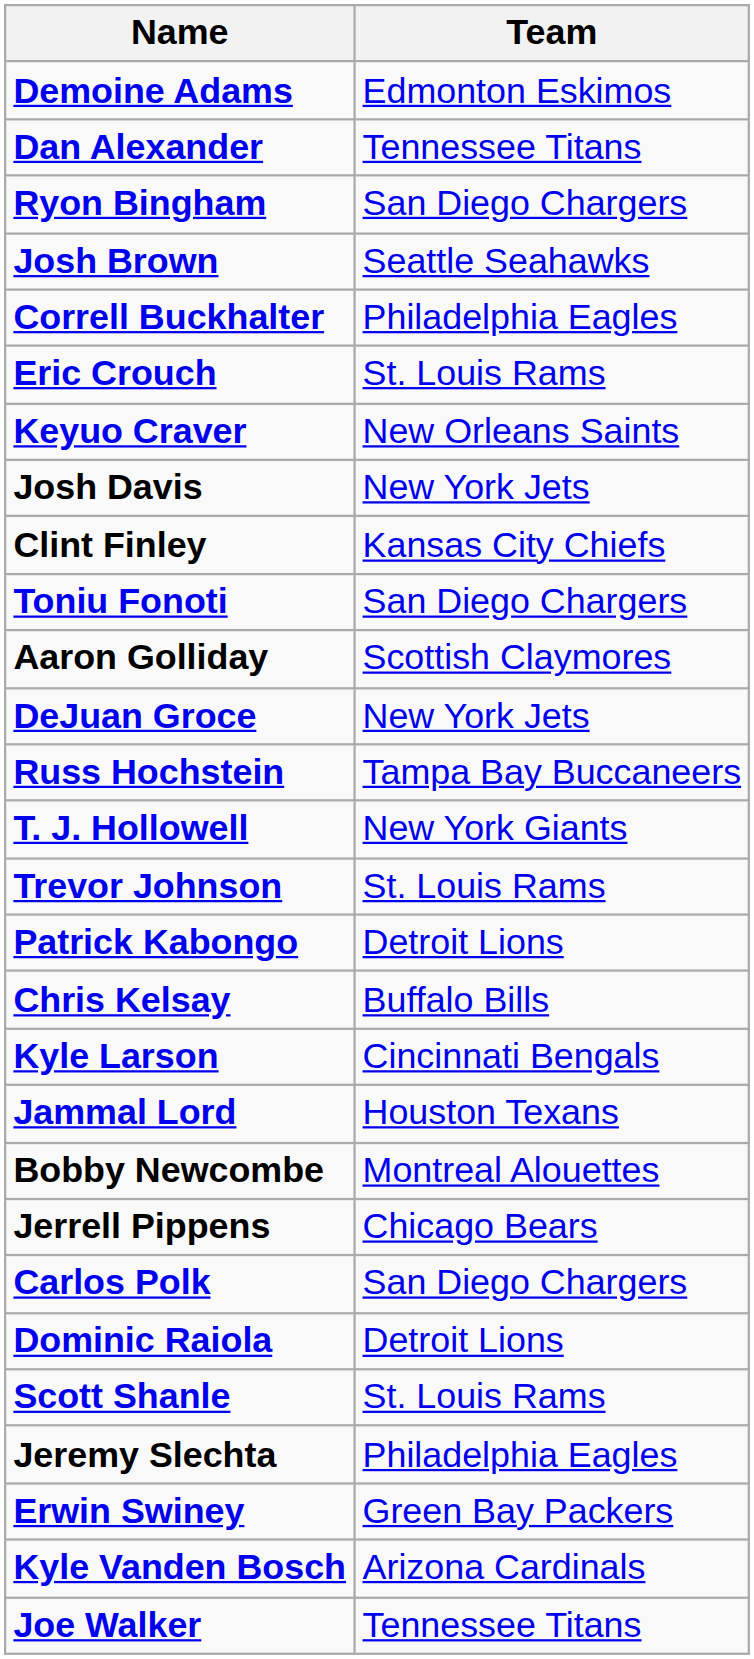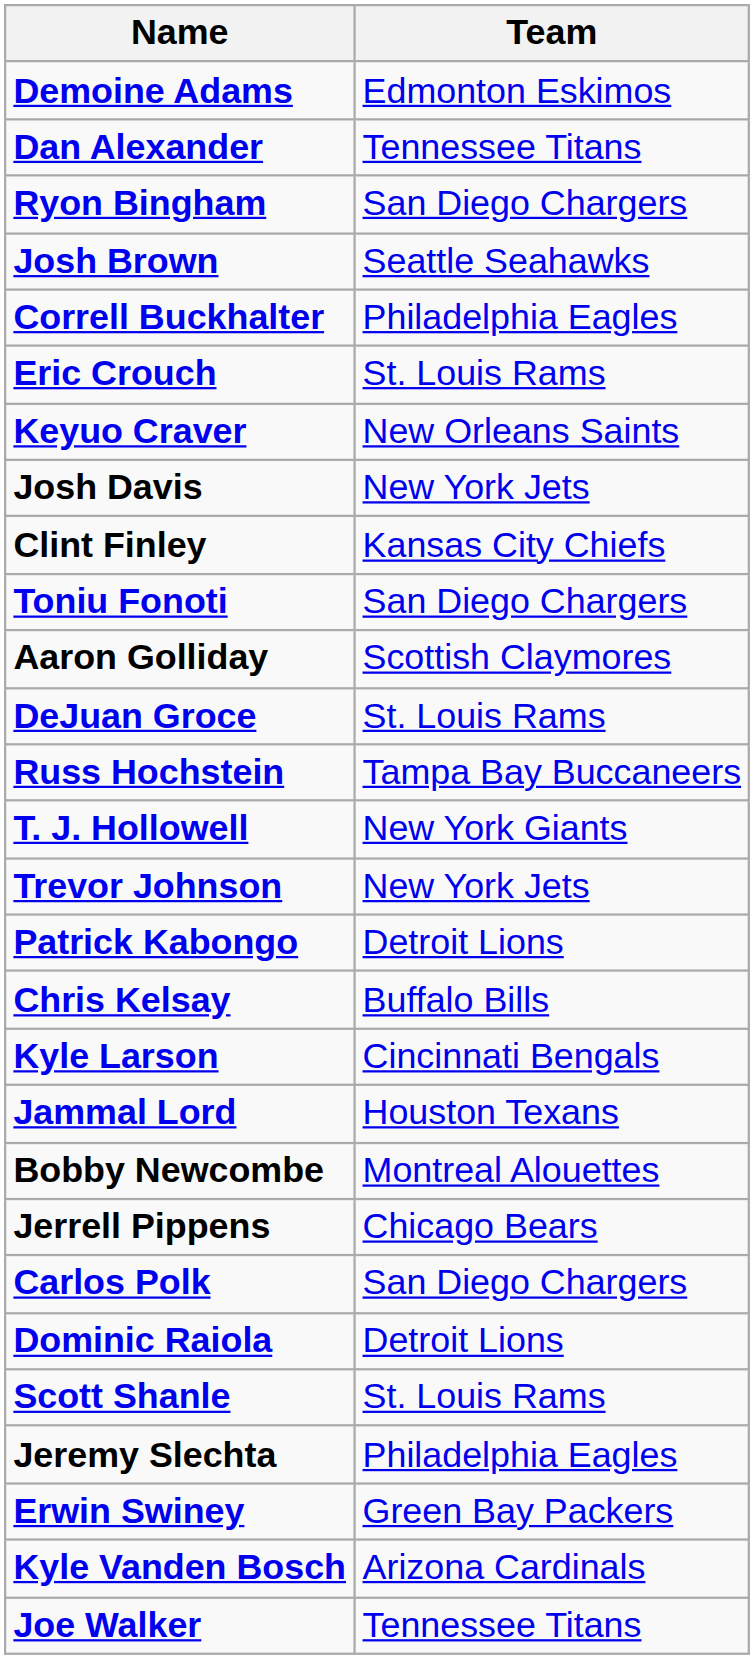(476, 715) New York Jets -> (484, 715) St. Louis Rams
(484, 885) St. Louis Rams -> (476, 885) New York Jets
